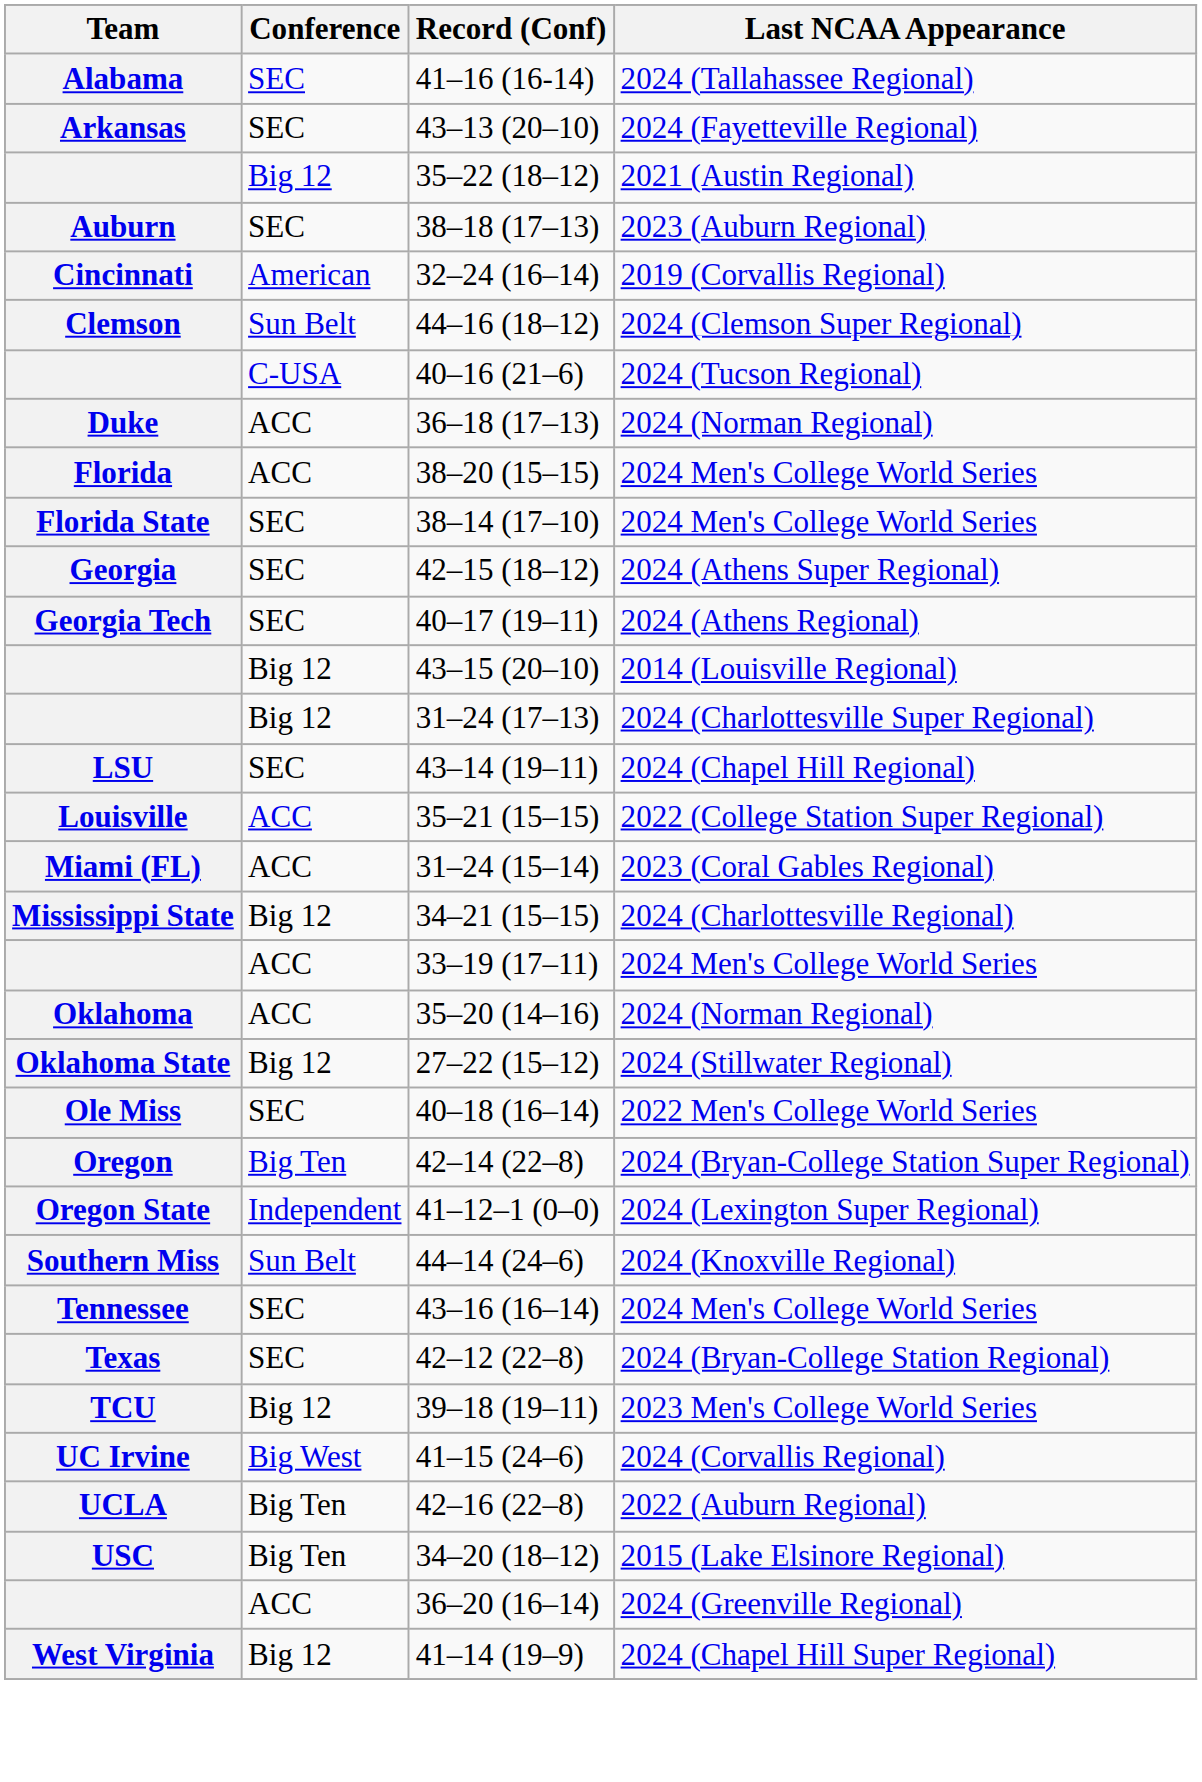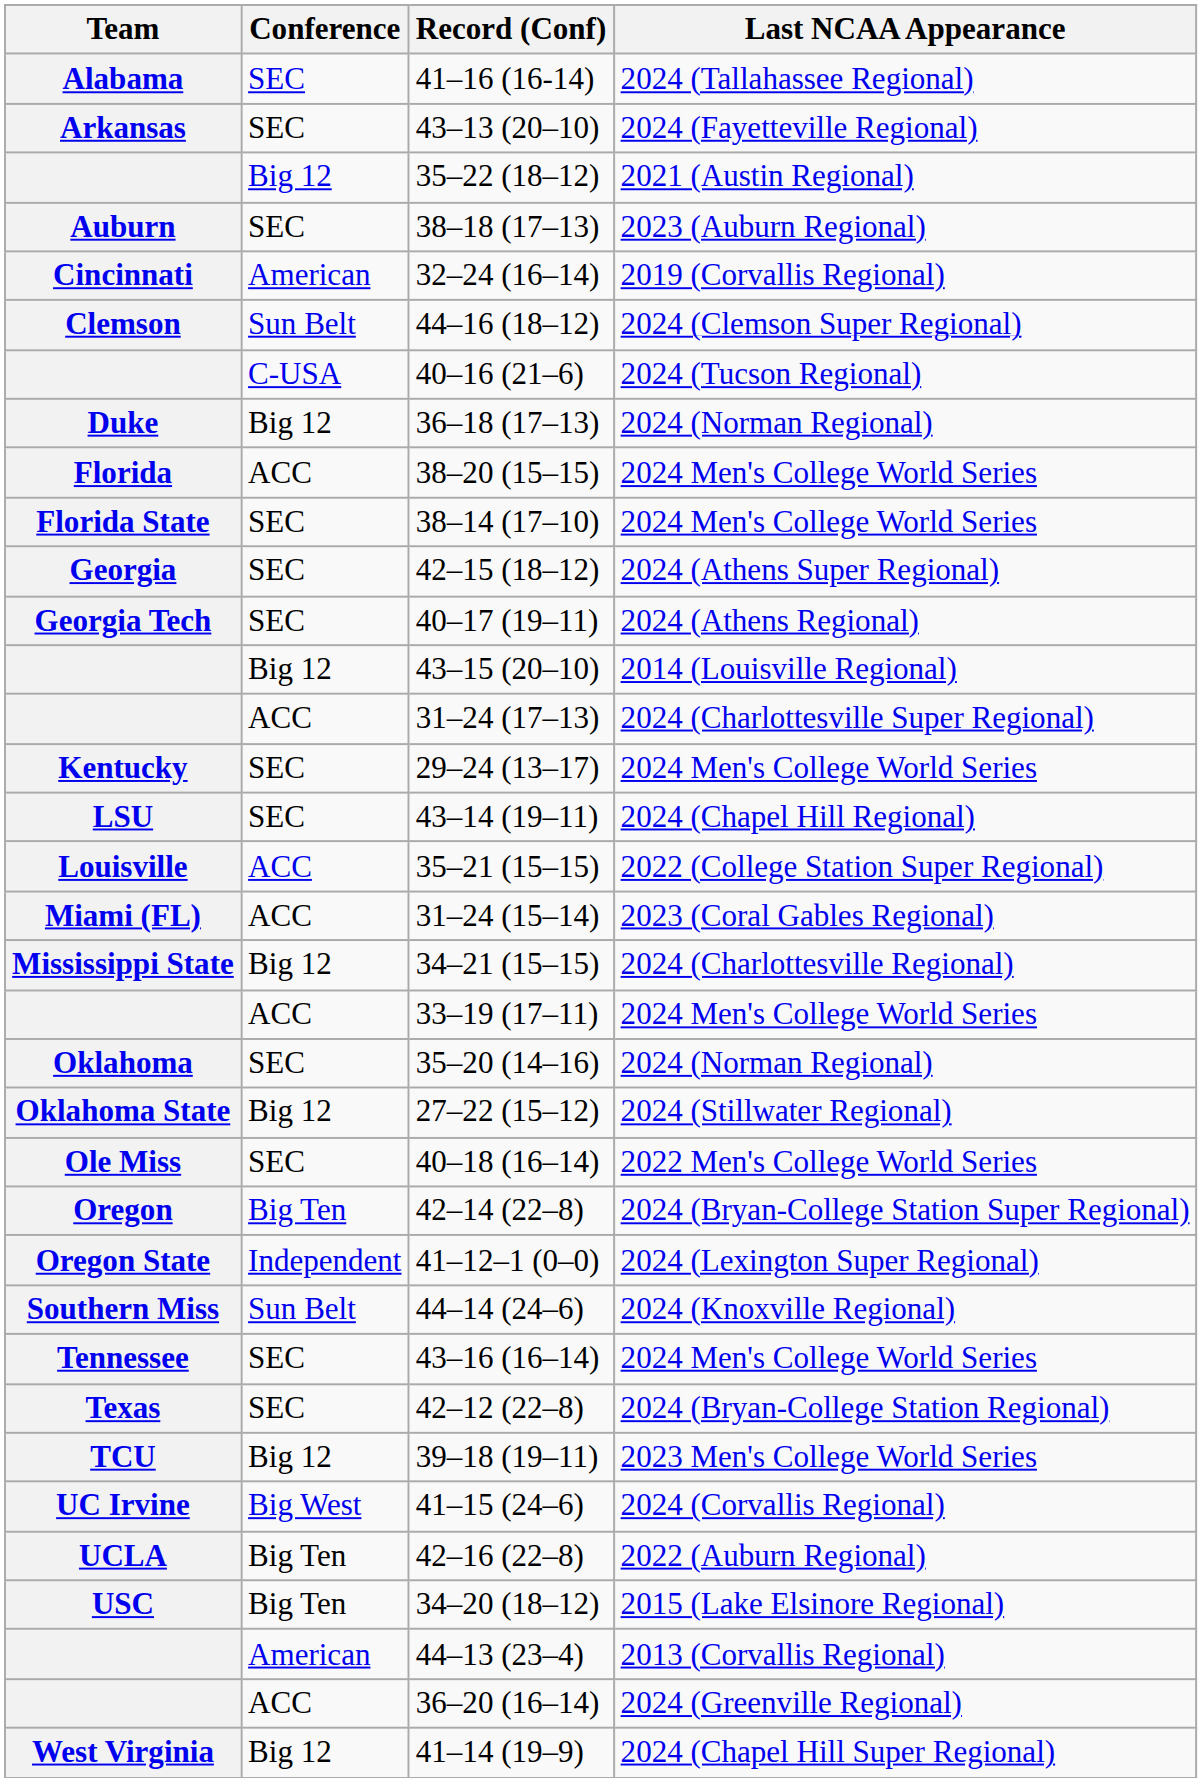(280, 422) ACC -> (290, 422) Big 12
(290, 718) Big 12 -> (280, 718) ACC
+ row: (508, 767)
(280, 1013) ACC -> (277, 1062) SEC
+ row: (500, 1653)
